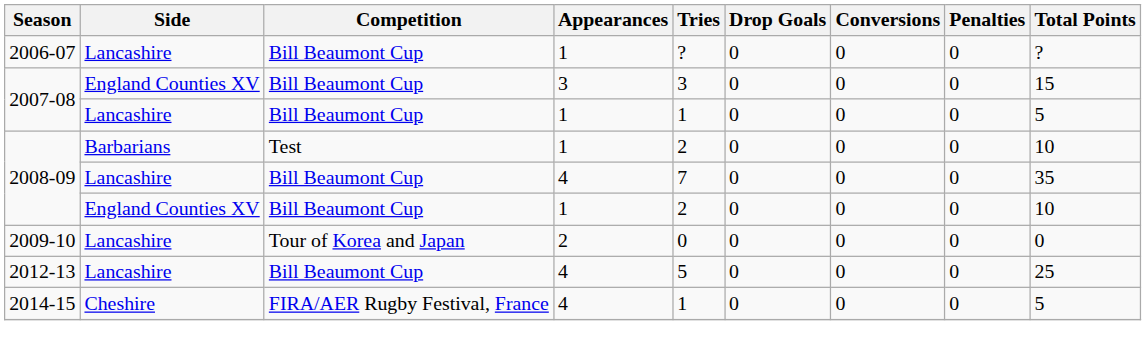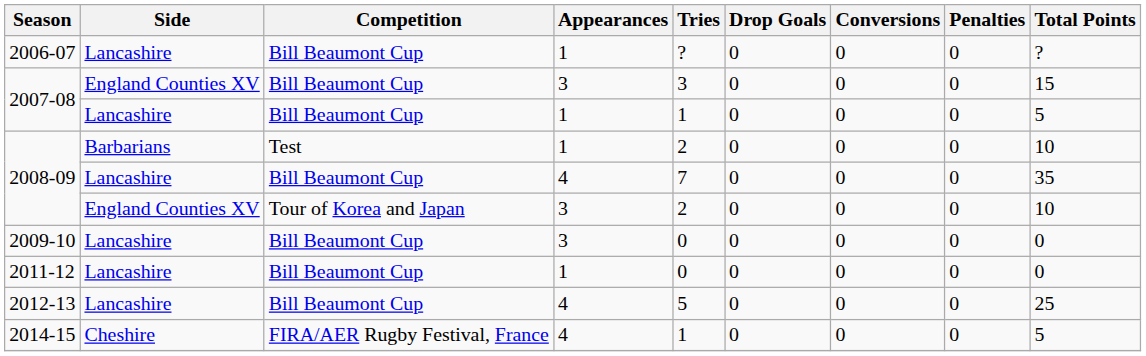(346, 209) Bill Beaumont Cup -> (367, 209) Tour of Korea and Japan
(563, 209) 1 -> (563, 209) 3
(367, 240) Tour of Korea and Japan -> (346, 240) Bill Beaumont Cup
(563, 240) 2 -> (563, 240) 3
+ row: (42, 271)
